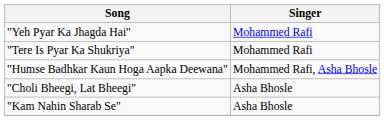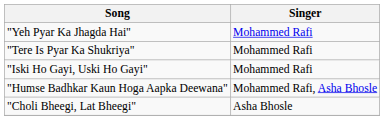+ row: (77, 69)
- row: (64, 106)
